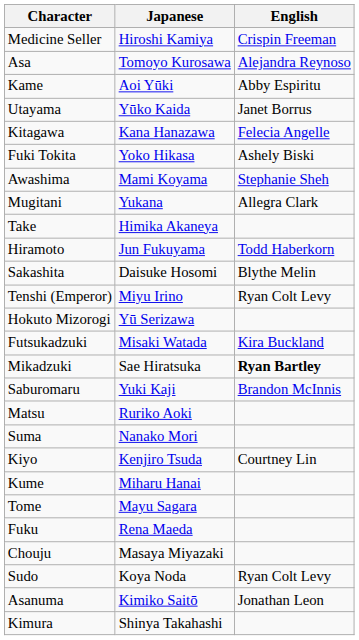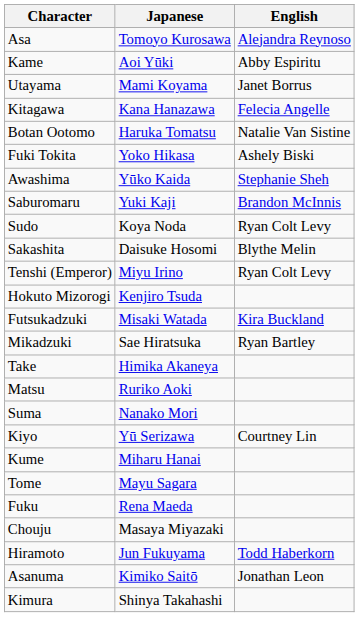- row: (55, 39)
(154, 109) Yūko Kaida -> (163, 86) Mami Koyama
+ row: (51, 132)
(163, 179) Mami Koyama -> (154, 179) Yūko Kaida
- row: (35, 202)
rows swapped: (44, 389) <-> (22, 226)
rows swapped: (36, 249) <-> (23, 576)
(156, 319) Yū Serizawa -> (160, 296) Kenjiro Tsuda
(279, 366) bold -> (276, 343) normal
(160, 459) Kenjiro Tsuda -> (156, 436) Yū Serizawa
